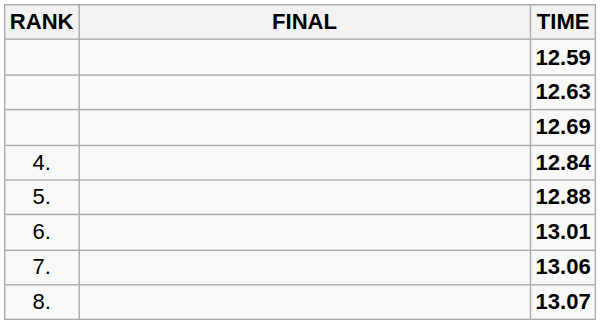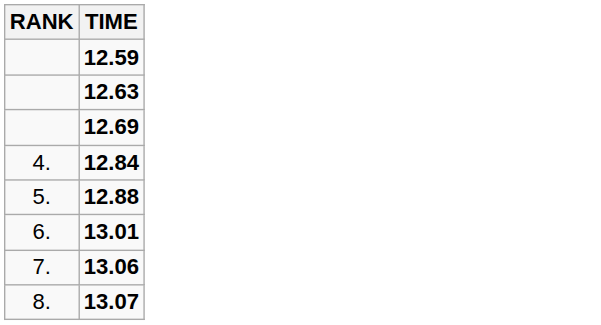- column: (305, 22)
